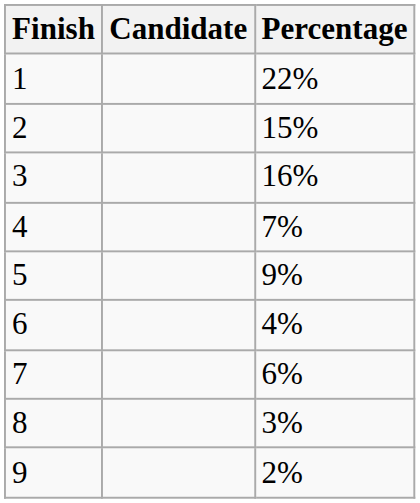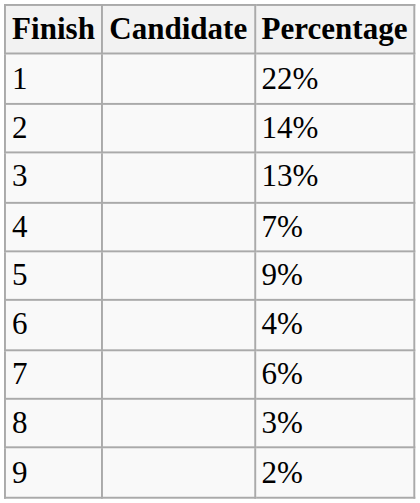(290, 127) 15% -> (290, 127) 14%
(290, 176) 16% -> (290, 176) 13%
